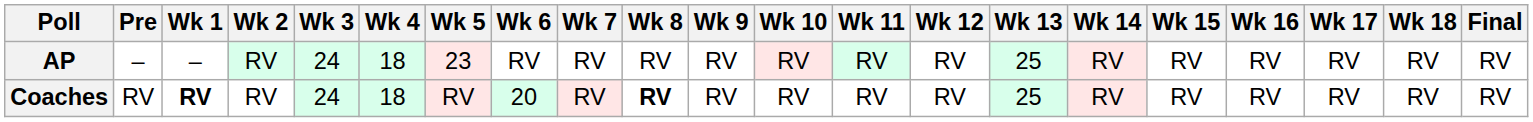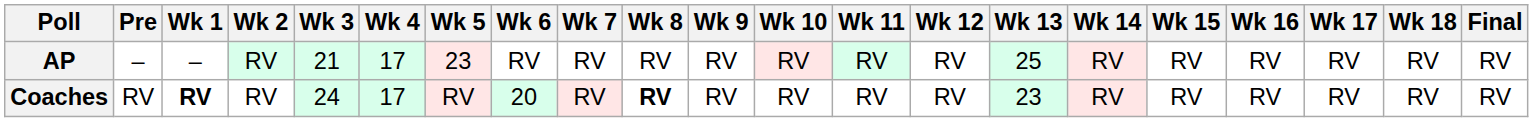(327, 60) 24 -> (327, 60) 21
(392, 60) 18 -> (392, 60) 17
(392, 97) 18 -> (392, 97) 17
(1029, 97) 25 -> (1029, 97) 23
